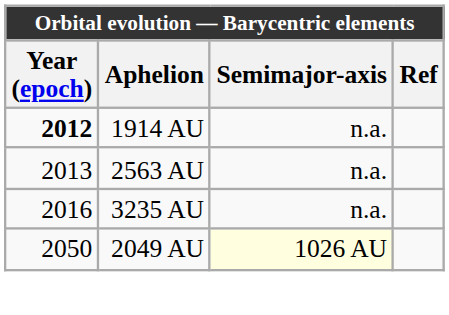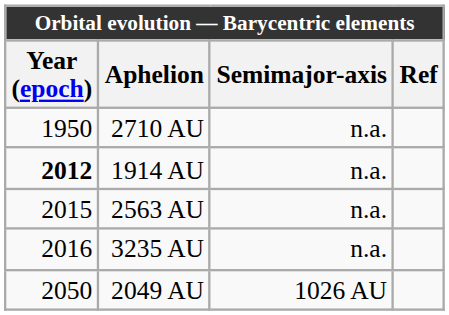+ row: (158, 128)
(67, 168) 2013 -> (67, 209) 2015
(341, 249) lightyellow background -> (341, 289) no background
